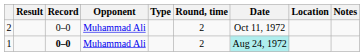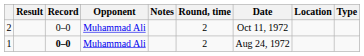columns swapped: (161, 12) <-> (345, 12)
(260, 43) paleturquoise background -> (263, 43) no background
